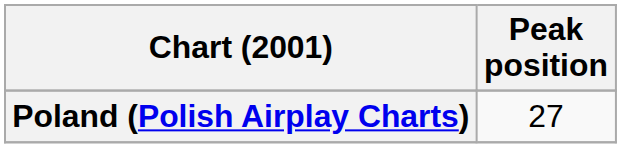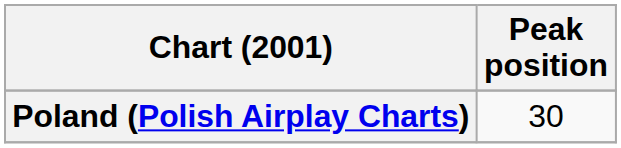(546, 116) 27 -> (546, 116) 30
